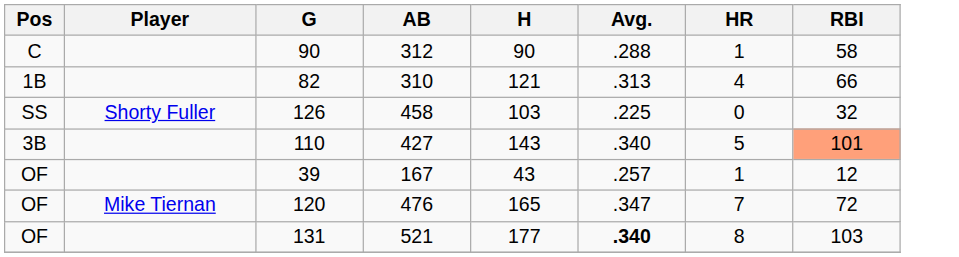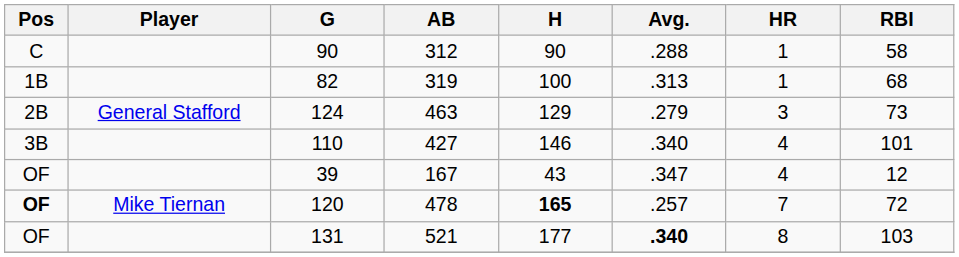(417, 81) 310 -> (441, 81) 319
(524, 81) 121 -> (555, 81) 100
(739, 81) 4 -> (783, 81) 1
(847, 81) 66 -> (897, 81) 68
+ row: (327, 112)
- row: (309, 112)
(524, 143) 143 -> (555, 143) 146
(739, 143) 5 -> (783, 143) 4
(847, 143) lightsalmon background -> (897, 143) no background
(632, 174) .257 -> (669, 174) .347
(739, 174) 1 -> (783, 174) 4
(34, 205) normal -> (36, 205) bold
(417, 205) 476 -> (441, 205) 478
(524, 205) normal -> (555, 205) bold
(632, 205) .347 -> (669, 205) .257
